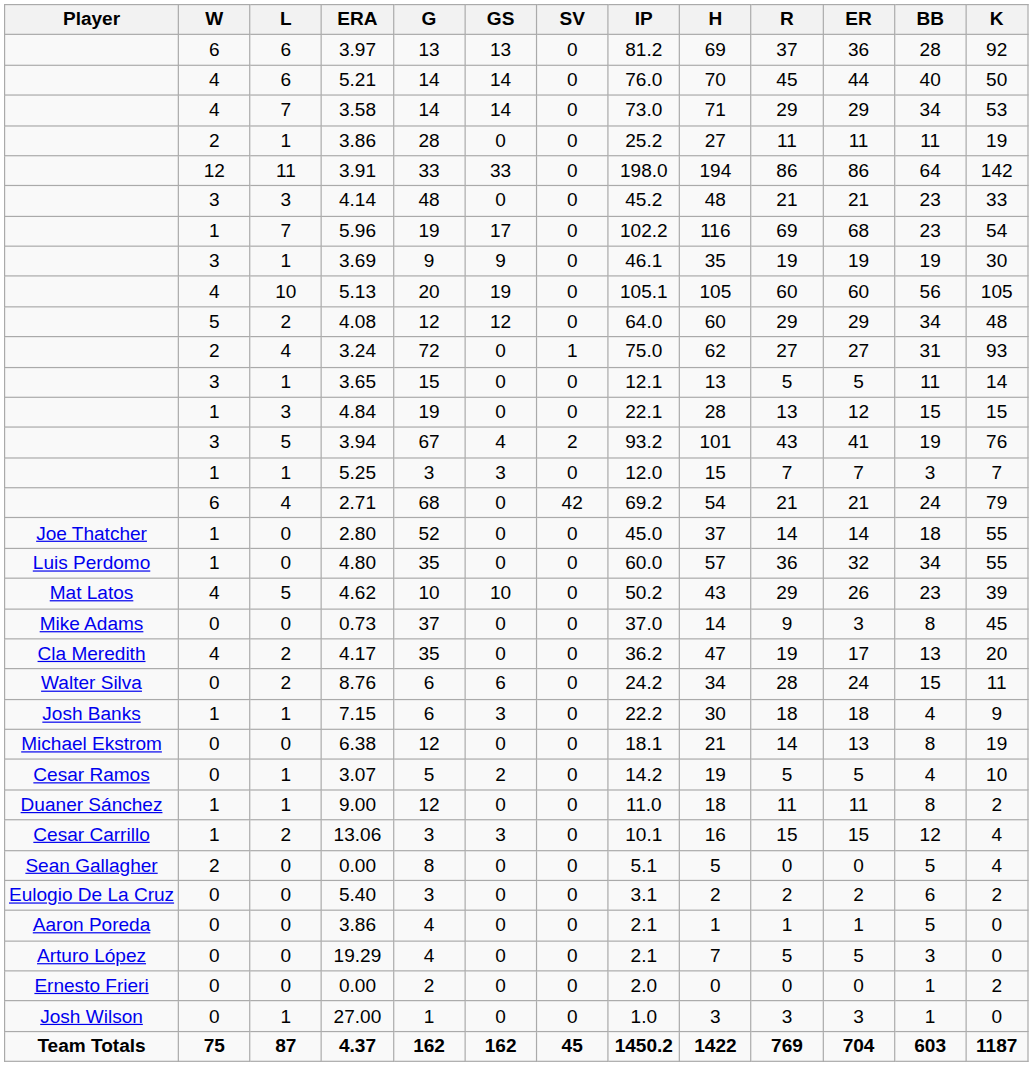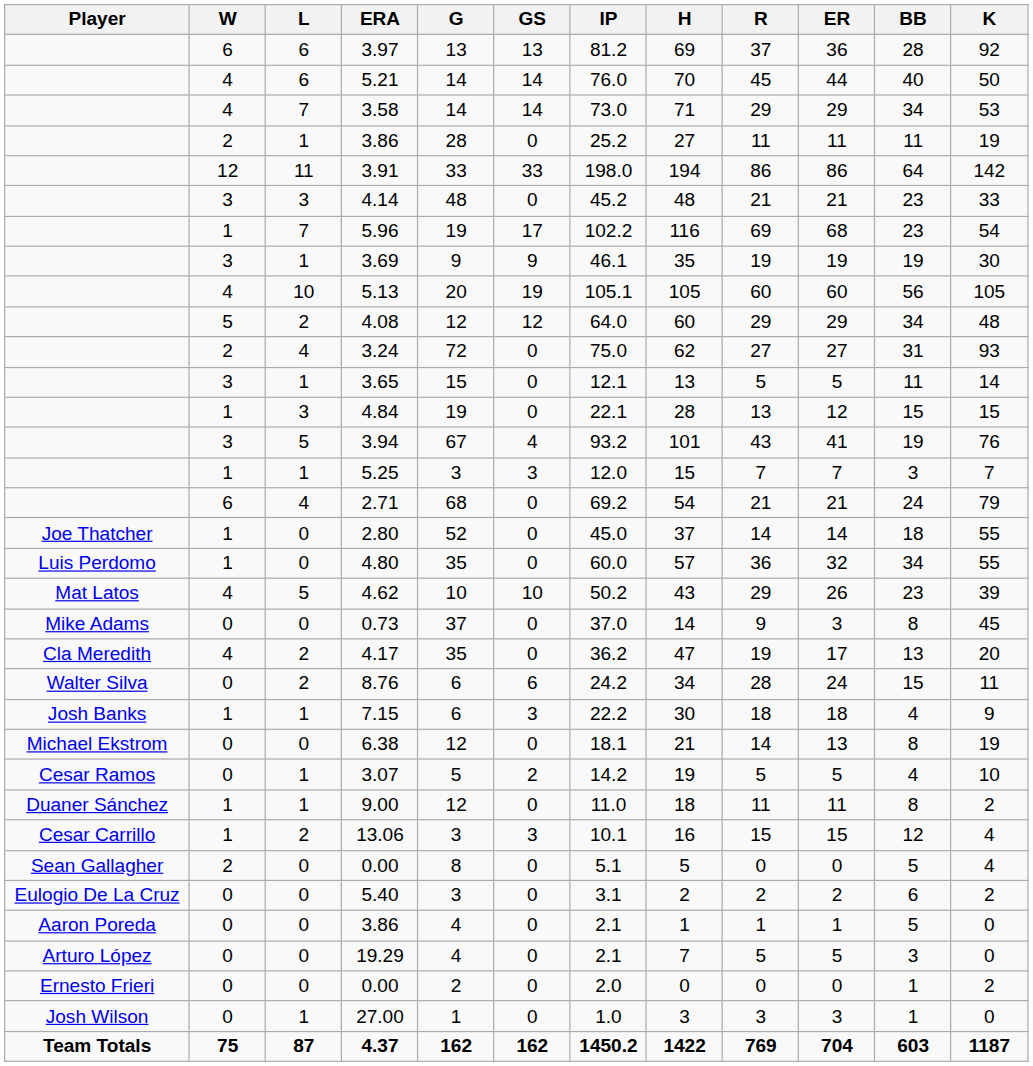- column: (572, 19)
